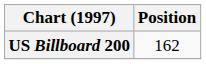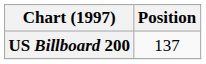(167, 44) 162 -> (167, 44) 137
